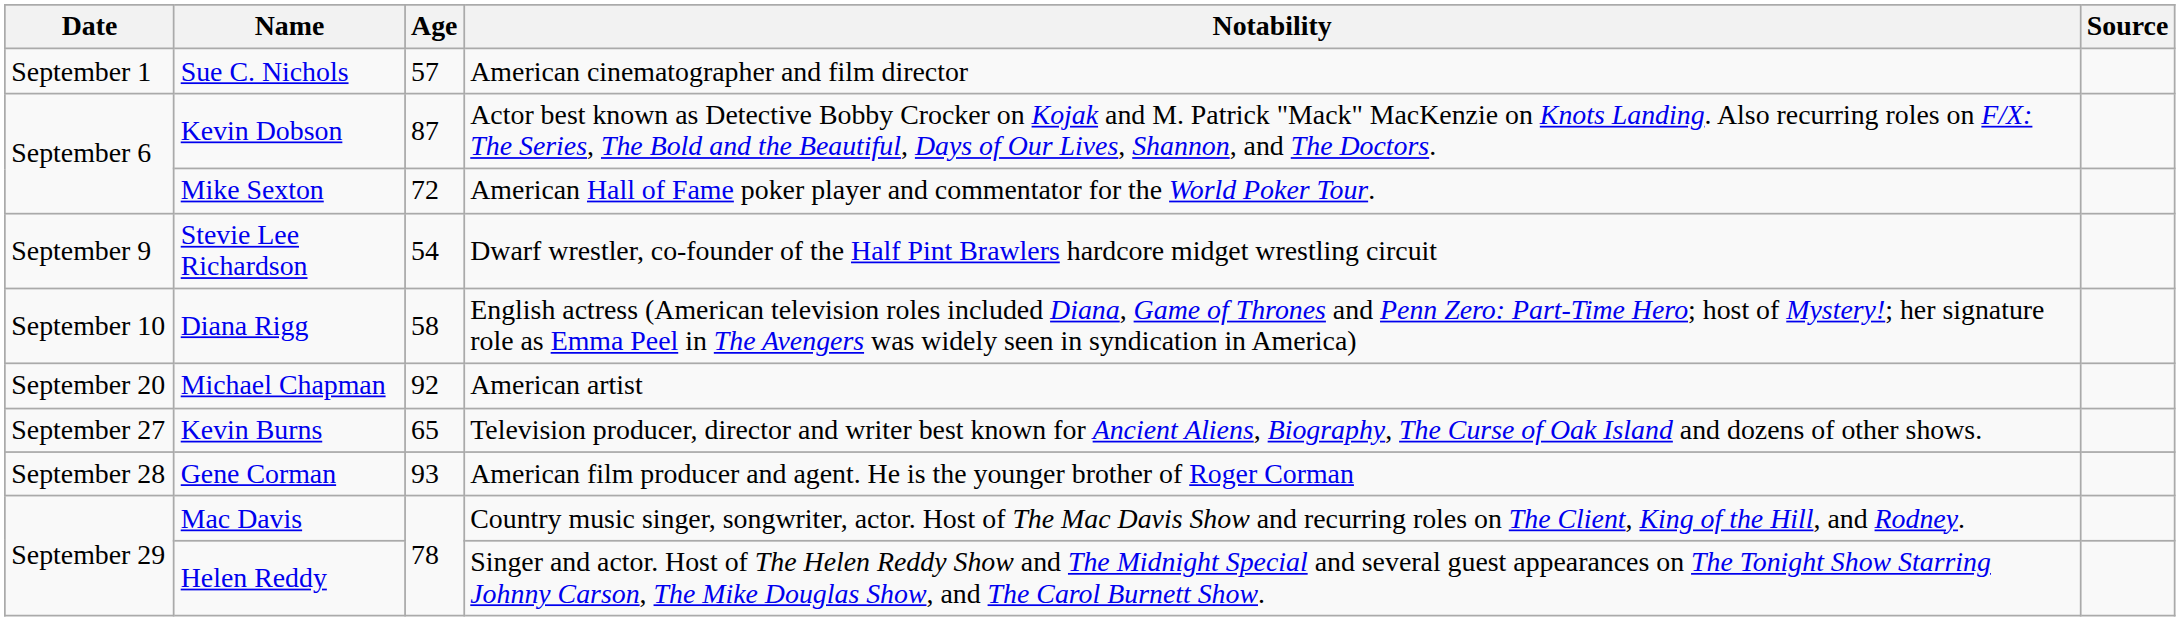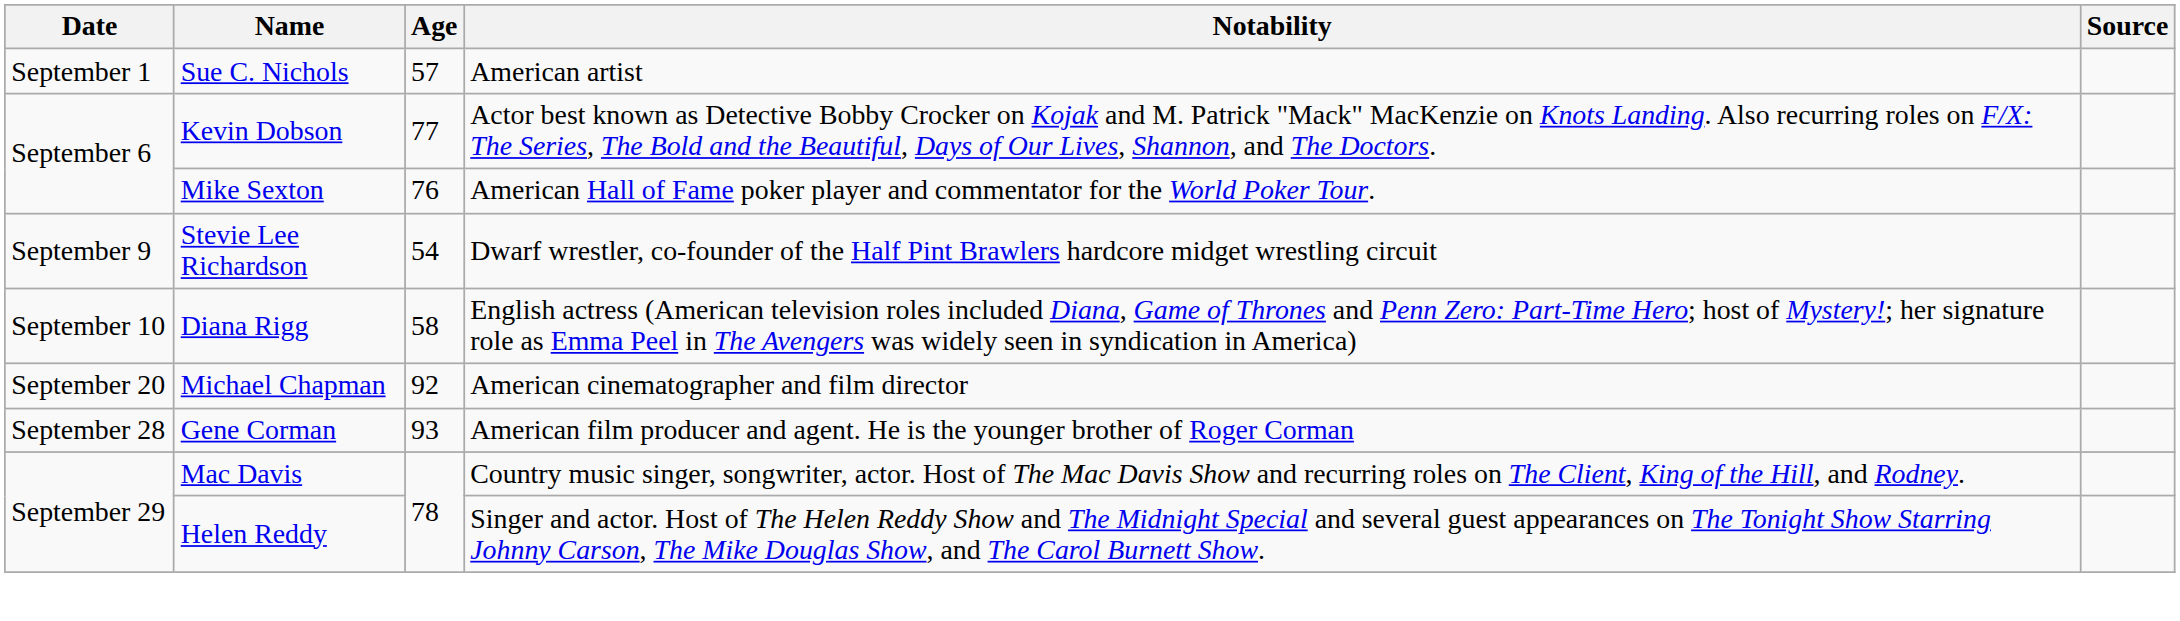(719, 70) American cinematographer and film director -> (556, 70) American artist
(425, 130) 87 -> (425, 130) 77
(425, 190) 72 -> (425, 190) 76
(556, 385) American artist -> (719, 385) American cinematographer and film director
- row: (251, 429)
